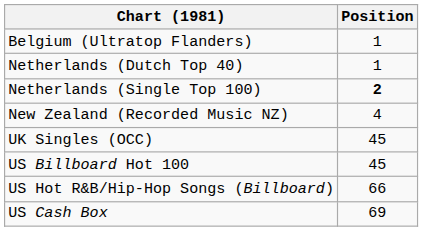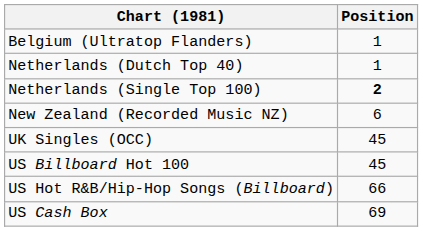(377, 115) 4 -> (377, 115) 6
